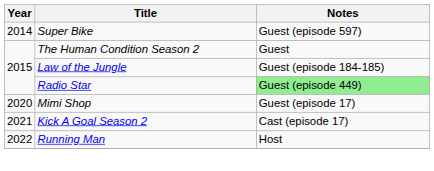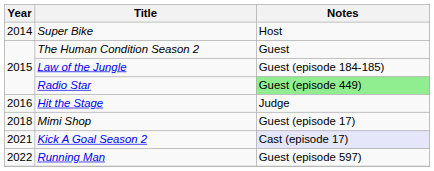(310, 31) Guest (episode 597) -> (270, 31) Host
+ row: (70, 103)
(20, 103) 2020 -> (20, 121) 2018
(304, 121) no background -> (304, 139) lavender background
(270, 139) Host -> (310, 157) Guest (episode 597)
